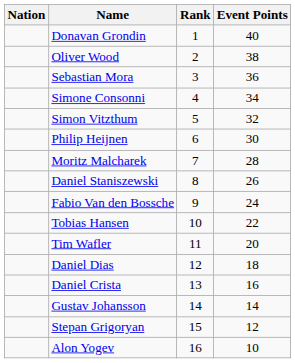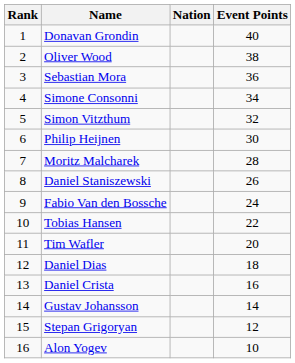columns swapped: (195, 14) <-> (26, 14)
